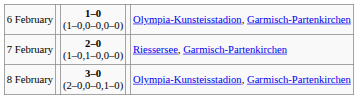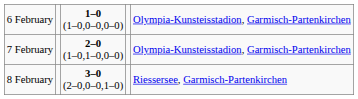(210, 49) Riessersee, Garmisch-Partenkirchen -> (242, 49) Olympia-Kunsteisstadion, Garmisch-Partenkirchen
(242, 79) Olympia-Kunsteisstadion, Garmisch-Partenkirchen -> (210, 79) Riessersee, Garmisch-Partenkirchen
